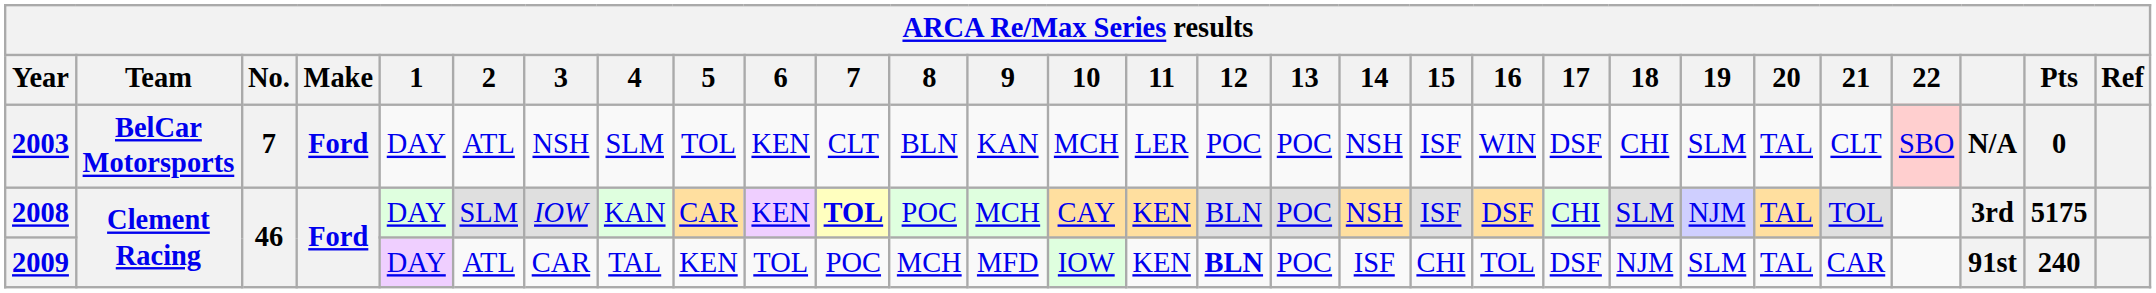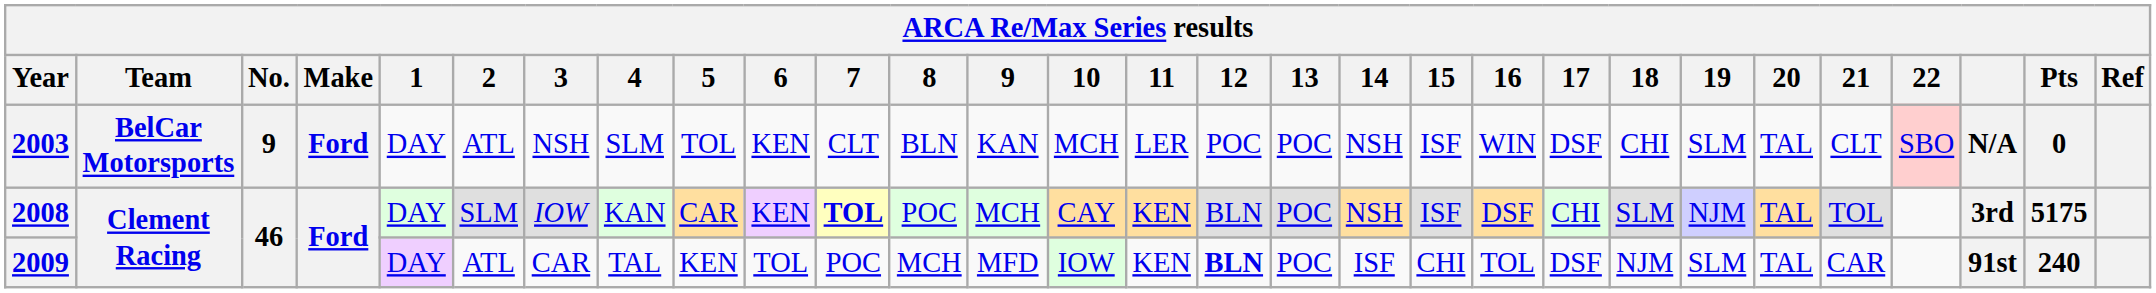(269, 145) 7 -> (269, 145) 9
